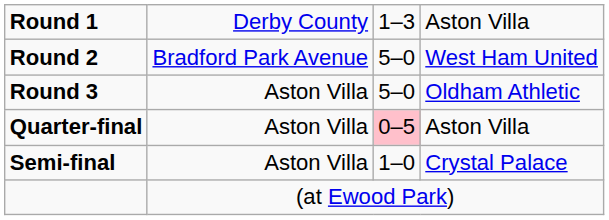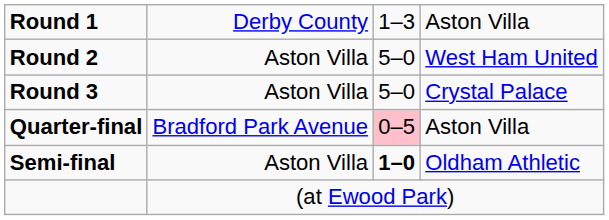(260, 57) Bradford Park Avenue -> (316, 57) Aston Villa
(503, 92) Oldham Athletic -> (496, 92) Crystal Palace
(316, 127) Aston Villa -> (260, 127) Bradford Park Avenue
(397, 162) normal -> (397, 162) bold
(496, 162) Crystal Palace -> (503, 162) Oldham Athletic
